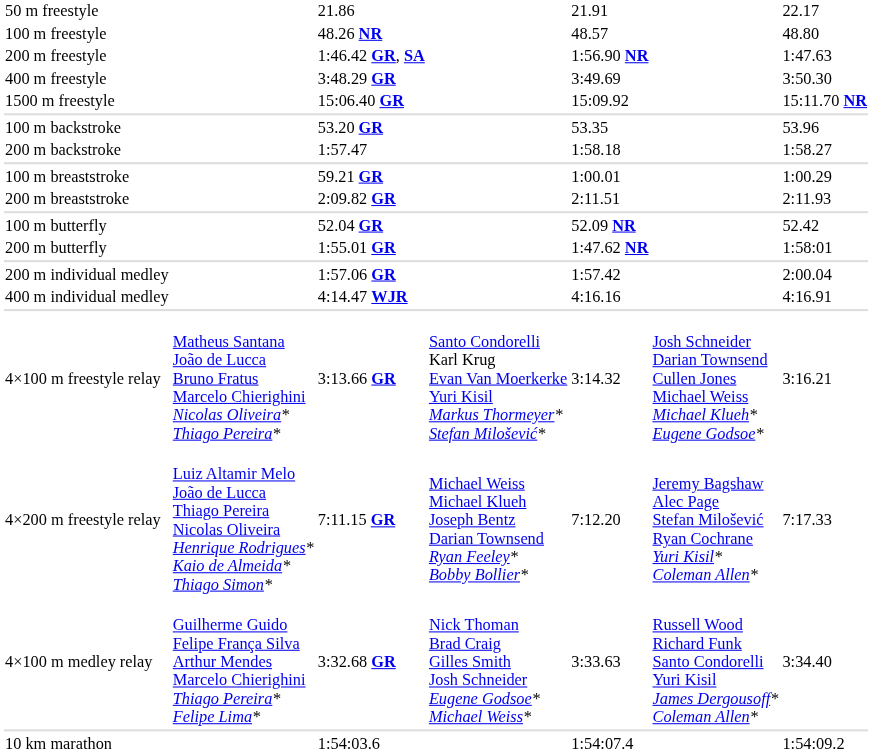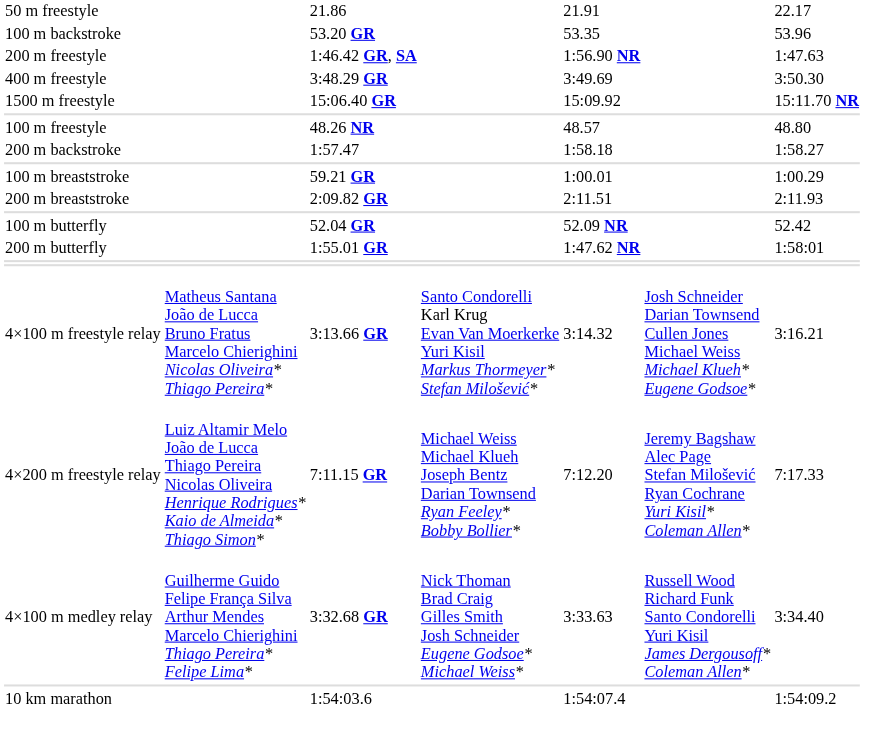rows swapped: (56, 33) <-> (63, 127)
- row: (87, 274)
- row: (87, 296)
